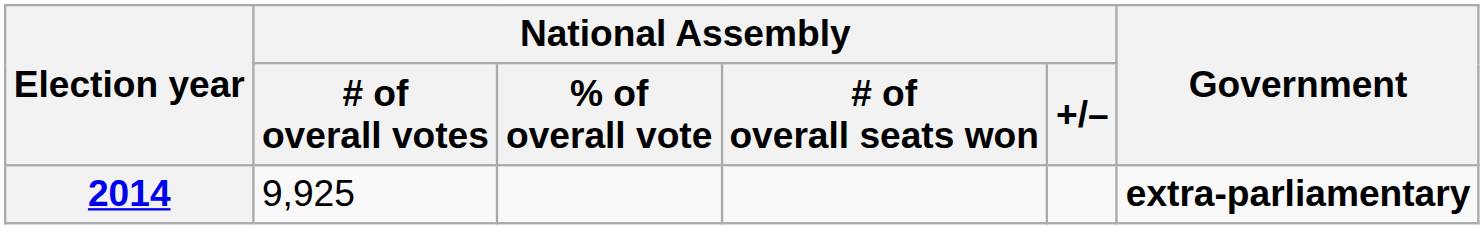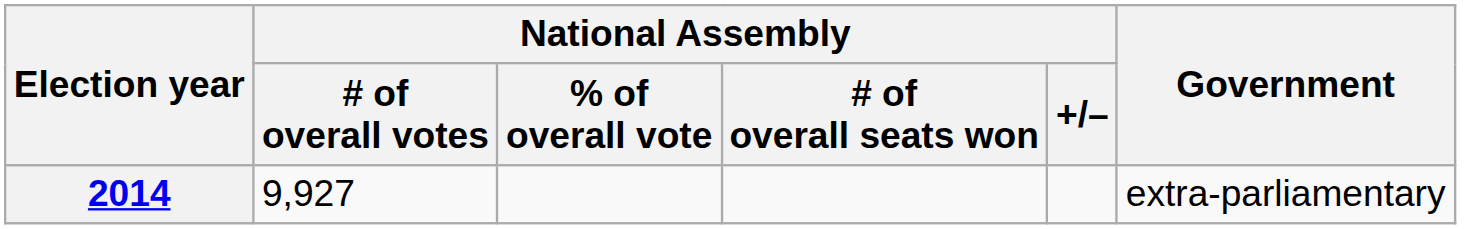(308, 193) 9,925 -> (308, 193) 9,927
(1298, 193) bold -> (1286, 193) normal
